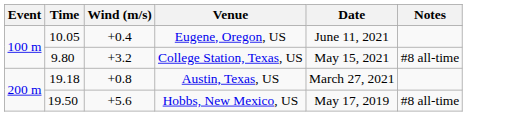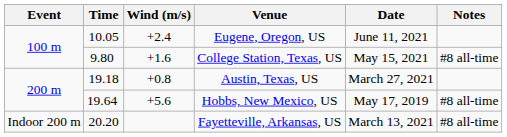(120, 36) +0.4 -> (159, 36) +2.4
(120, 57) +3.2 -> (159, 57) +1.6
(64, 100) 19.50 -> (104, 100) 19.64
+ row: (270, 121)
